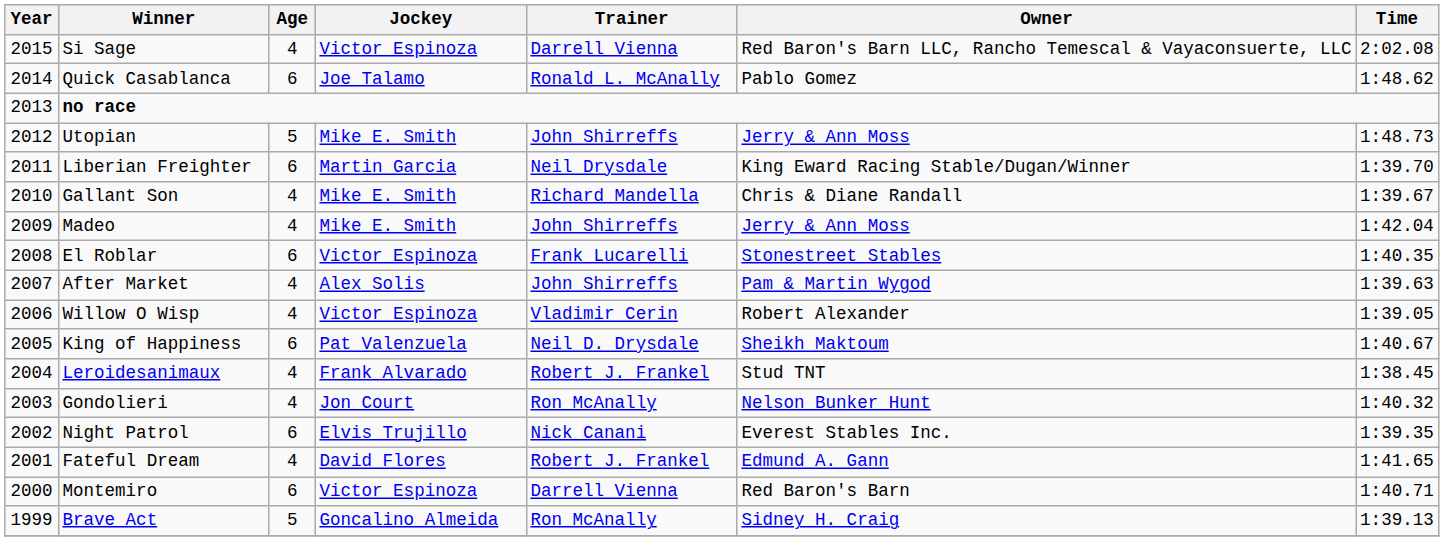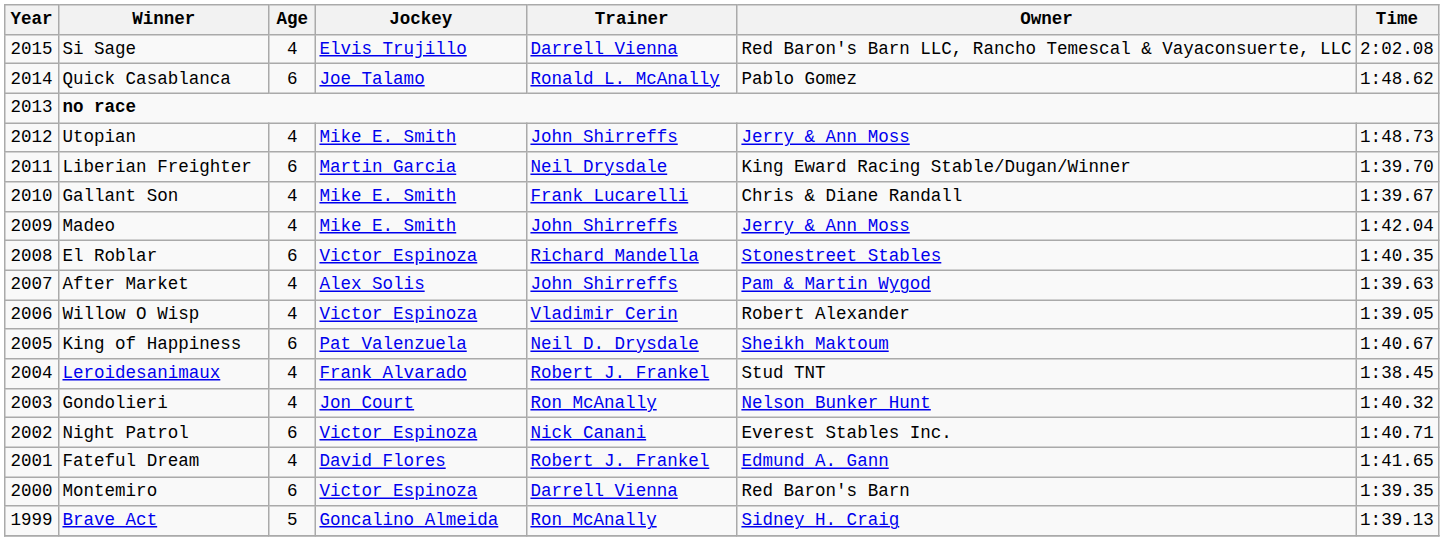(398, 49) Victor Espinoza -> (393, 49) Elvis Trujillo
(292, 137) 5 -> (292, 137) 4
(615, 196) Richard Mandella -> (609, 196) Frank Lucarelli
(609, 255) Frank Lucarelli -> (615, 255) Richard Mandella
(393, 432) Elvis Trujillo -> (398, 432) Victor Espinoza
(1397, 432) 1:39.35 -> (1397, 432) 1:40.71
(1397, 491) 1:40.71 -> (1397, 491) 1:39.35
